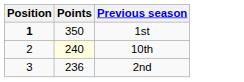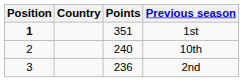+ column: (79, 13)
(74, 31) 350 -> (123, 31) 351
(74, 49) lightyellow background -> (123, 49) no background
